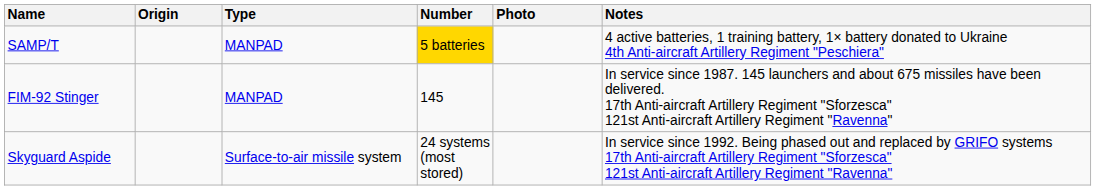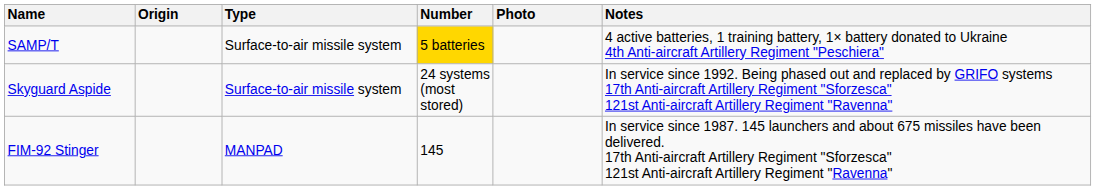(254, 44) MANPAD -> (313, 44) Surface-to-air missile system
rows swapped: (59, 158) <-> (53, 97)
